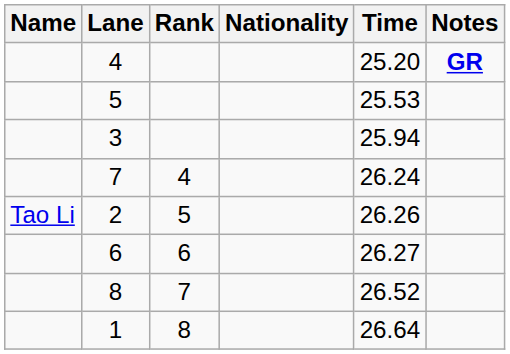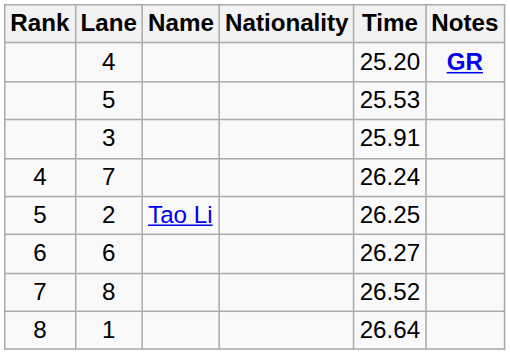columns swapped: (184, 23) <-> (43, 23)
(390, 138) 25.94 -> (390, 138) 25.91
(390, 215) 26.26 -> (390, 215) 26.25
